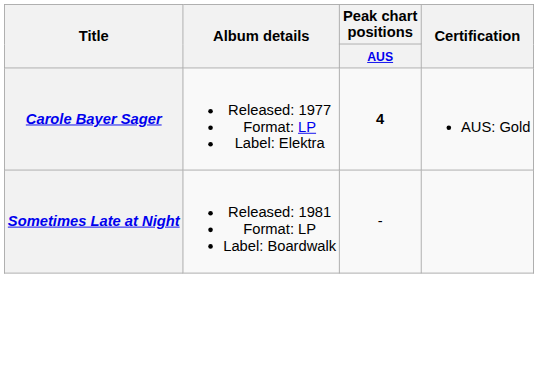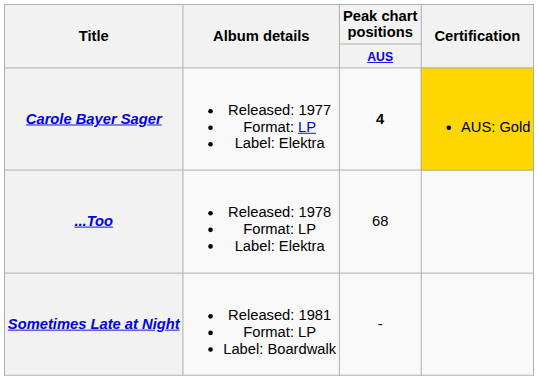(477, 127) no background -> (477, 127) gold background
+ row: (94, 221)
